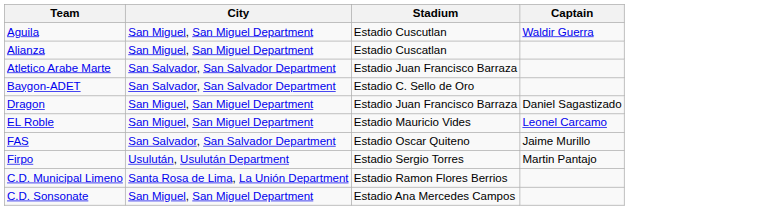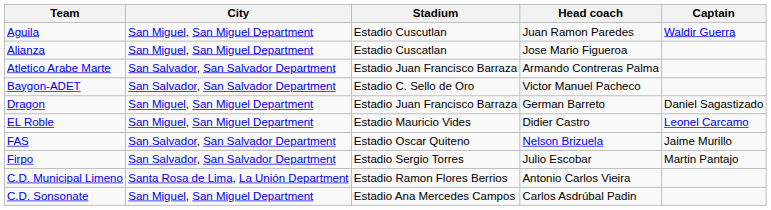+ column: (591, 13)
(209, 159) Usulután, Usulután Department -> (232, 159) San Salvador, San Salvador Department
